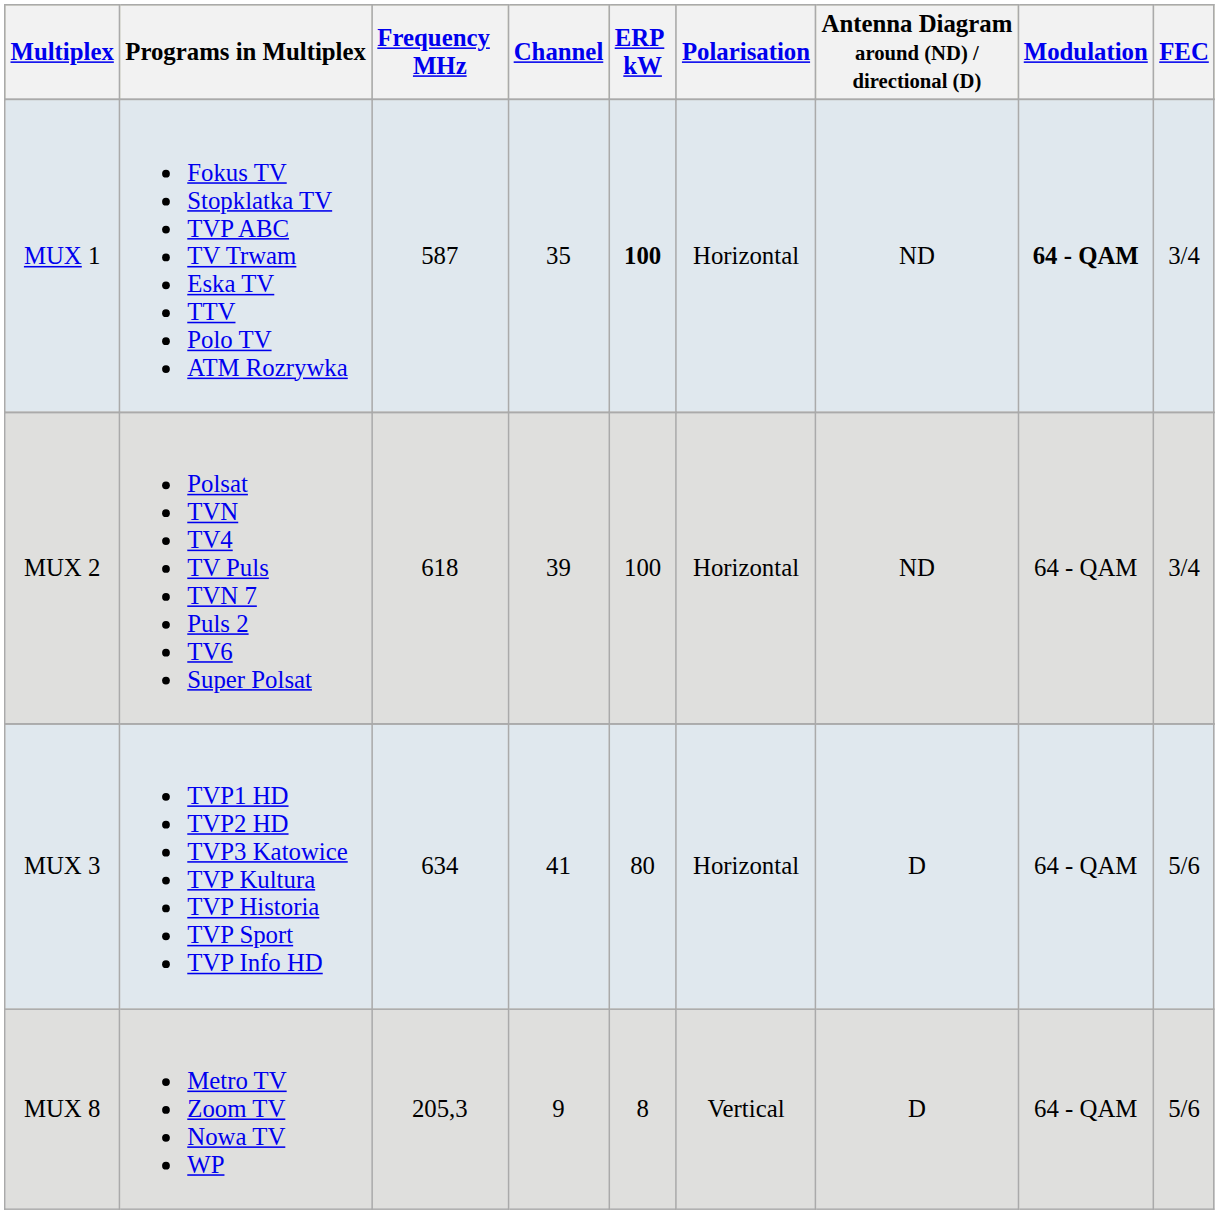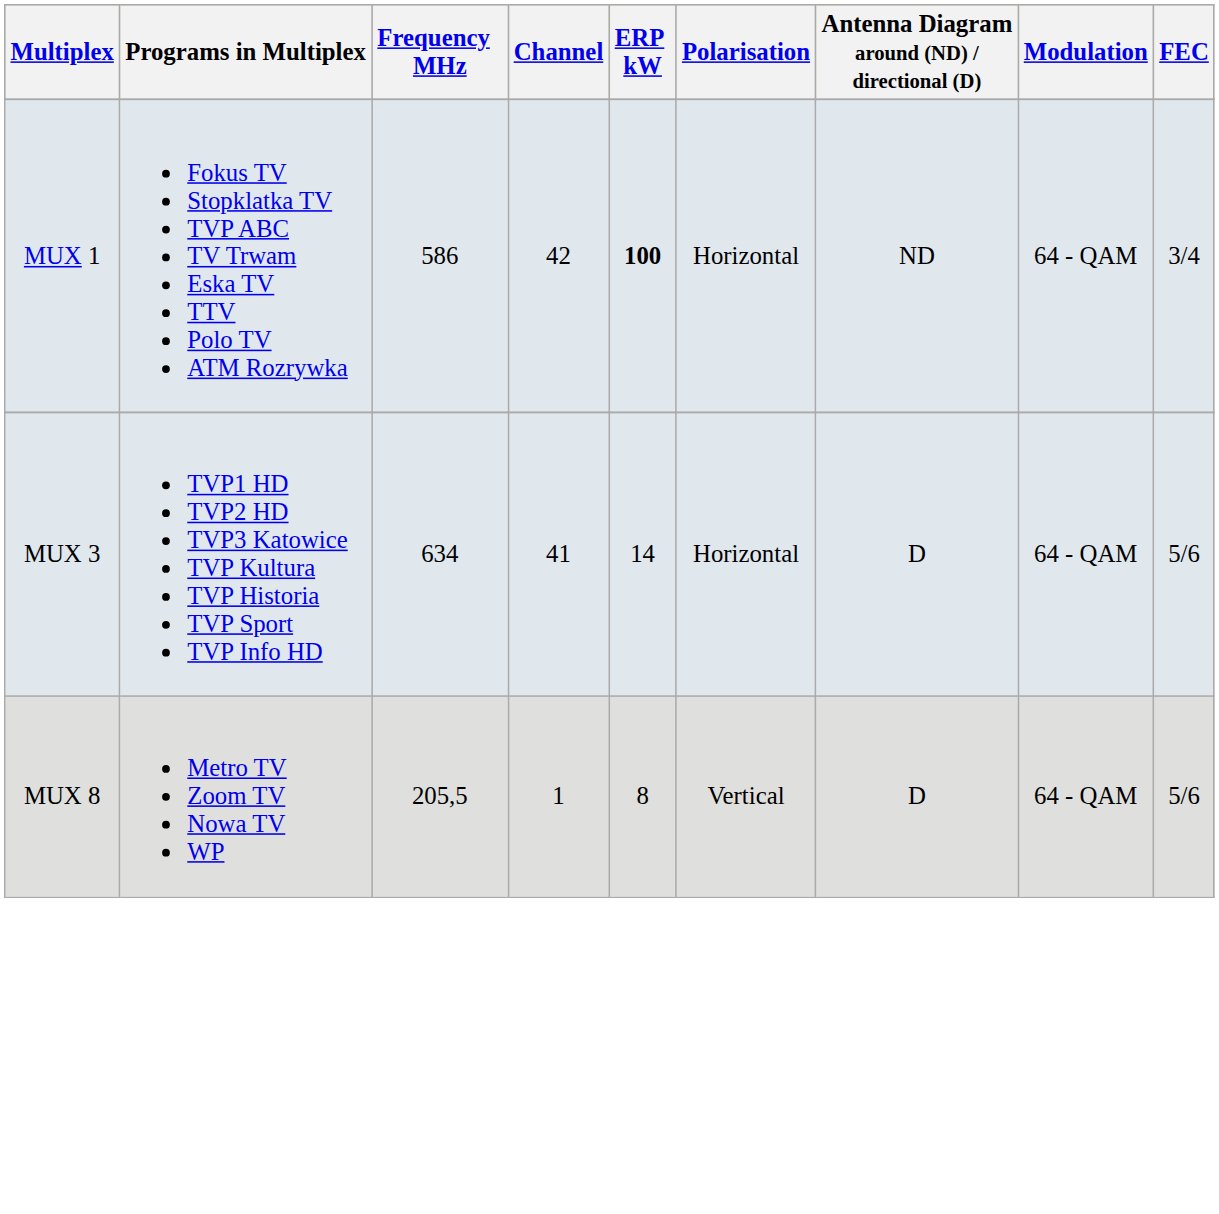(440, 255) 587 -> (440, 255) 586
(558, 255) 35 -> (558, 255) 42
(1086, 255) bold -> (1086, 255) normal
- row: (62, 567)
(643, 866) 80 -> (643, 553) 14
(440, 1108) 205,3 -> (440, 796) 205,5
(558, 1108) 9 -> (558, 796) 1
